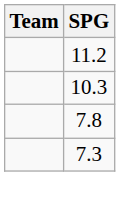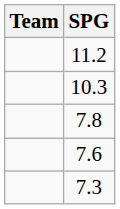+ row: (89, 154)
